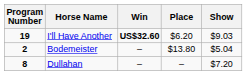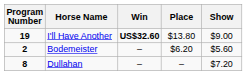(182, 36) $6.20 -> (182, 36) $13.80
(222, 36) $9.03 -> (222, 36) $9.00
(182, 50) $13.80 -> (182, 50) $6.20
(222, 50) $5.04 -> (222, 50) $5.60
